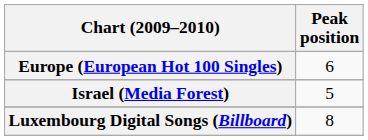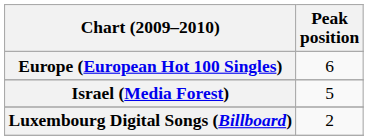(330, 120) 8 -> (330, 120) 2
